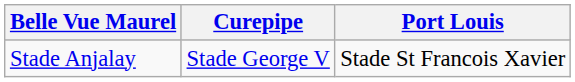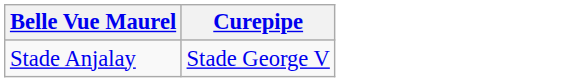- column: (453, 22)
